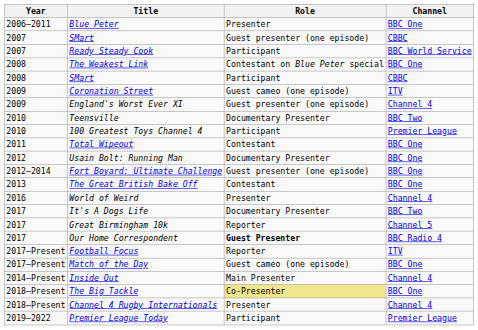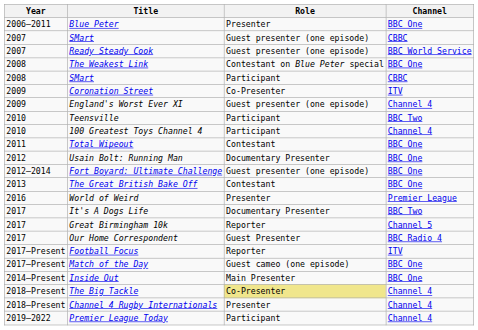(253, 51) Participant -> (298, 51) Guest presenter (one episode)
(288, 91) Guest cameo (one episode) -> (256, 91) Co-Presenter
(278, 118) Documentary Presenter -> (253, 118) Participant
(422, 131) Premier League -> (410, 131) Channel 4
(410, 198) Channel 4 -> (422, 198) Premier League
(263, 238) bold -> (263, 238) normal
(410, 278) Channel 4 -> (405, 278) BBC One
(405, 291) BBC One -> (410, 291) Channel 4
(422, 318) Premier League -> (410, 318) Channel 4
